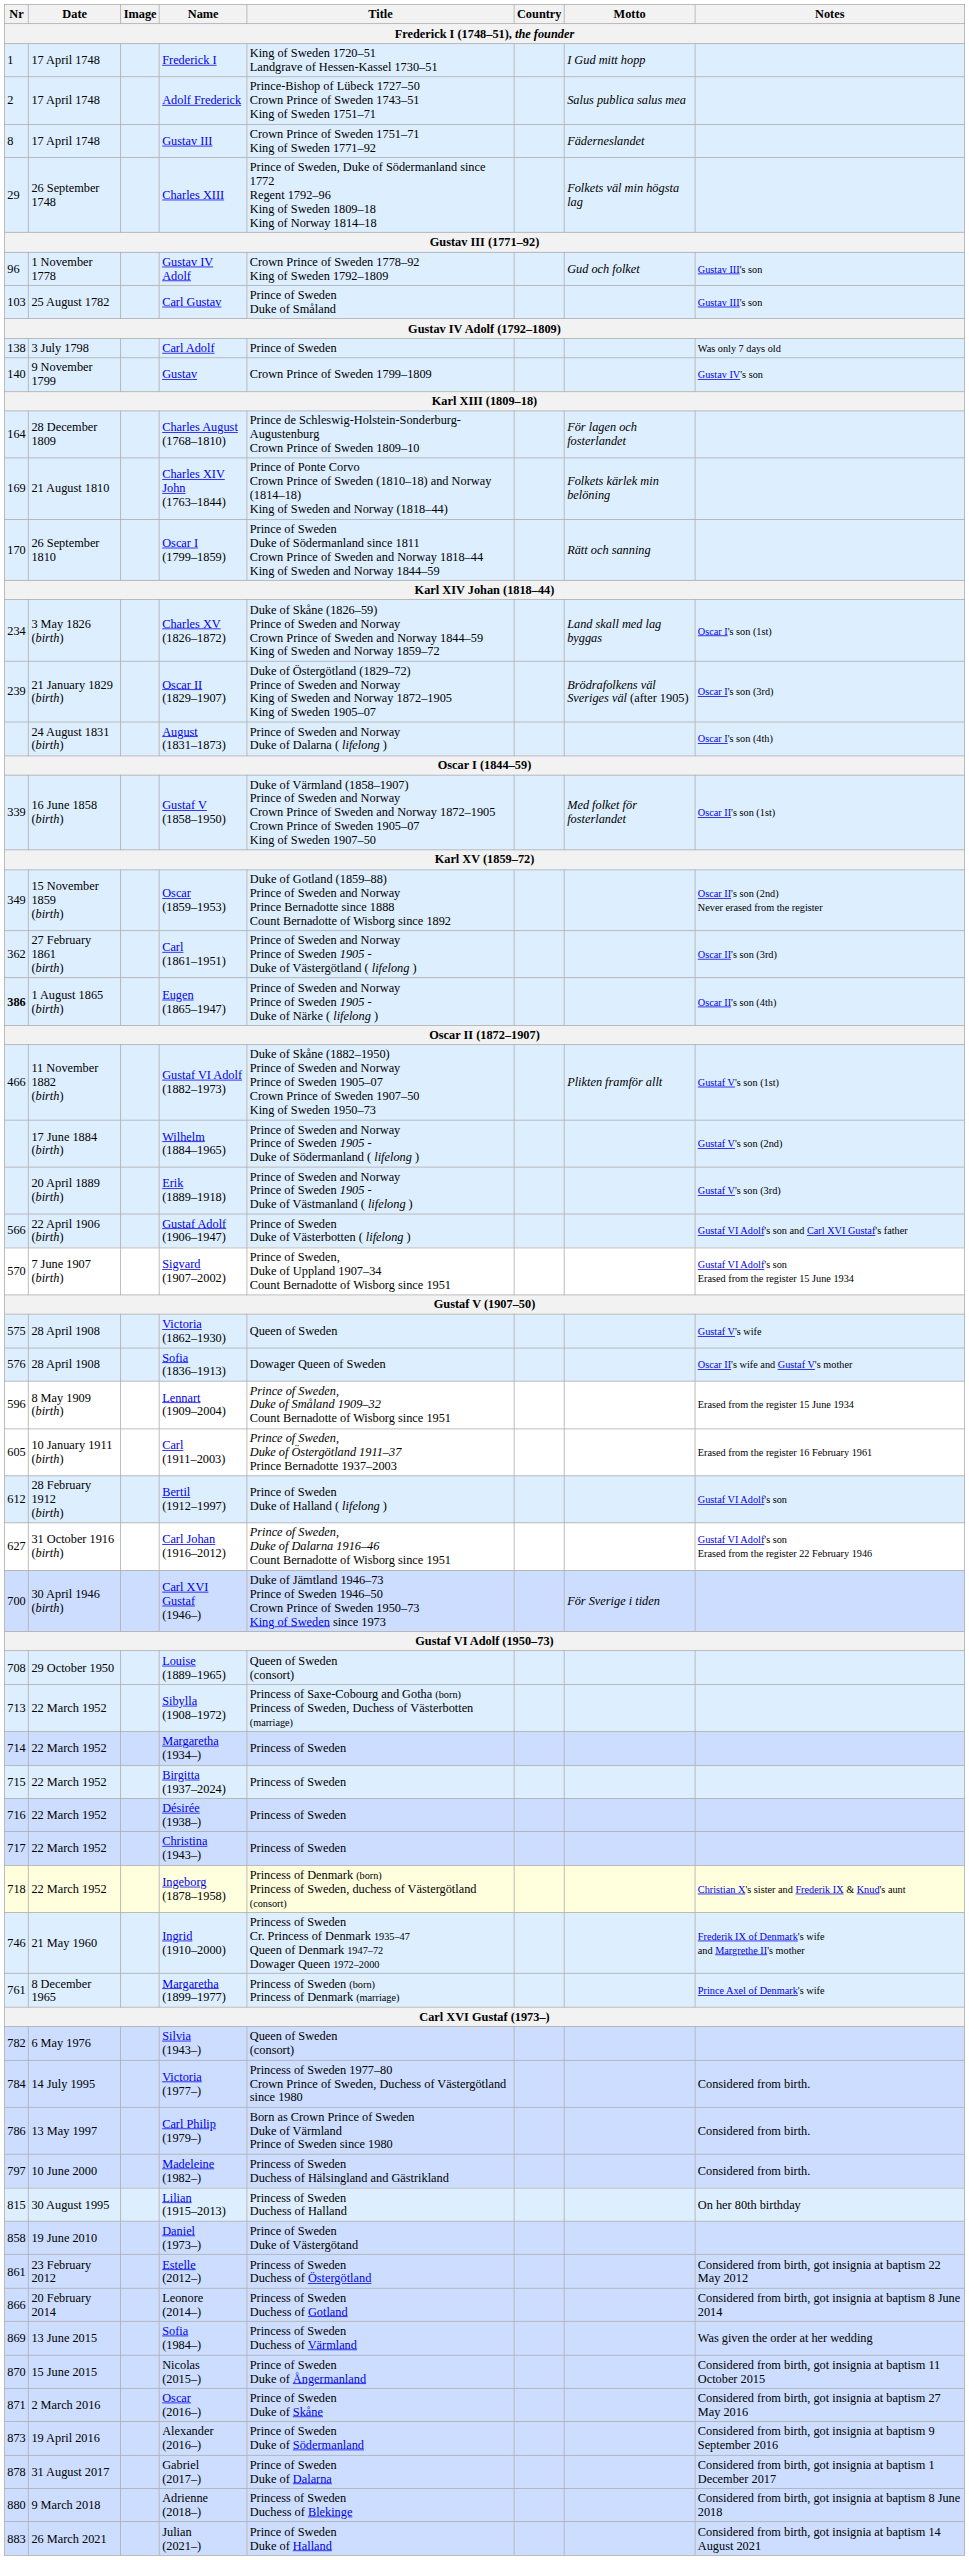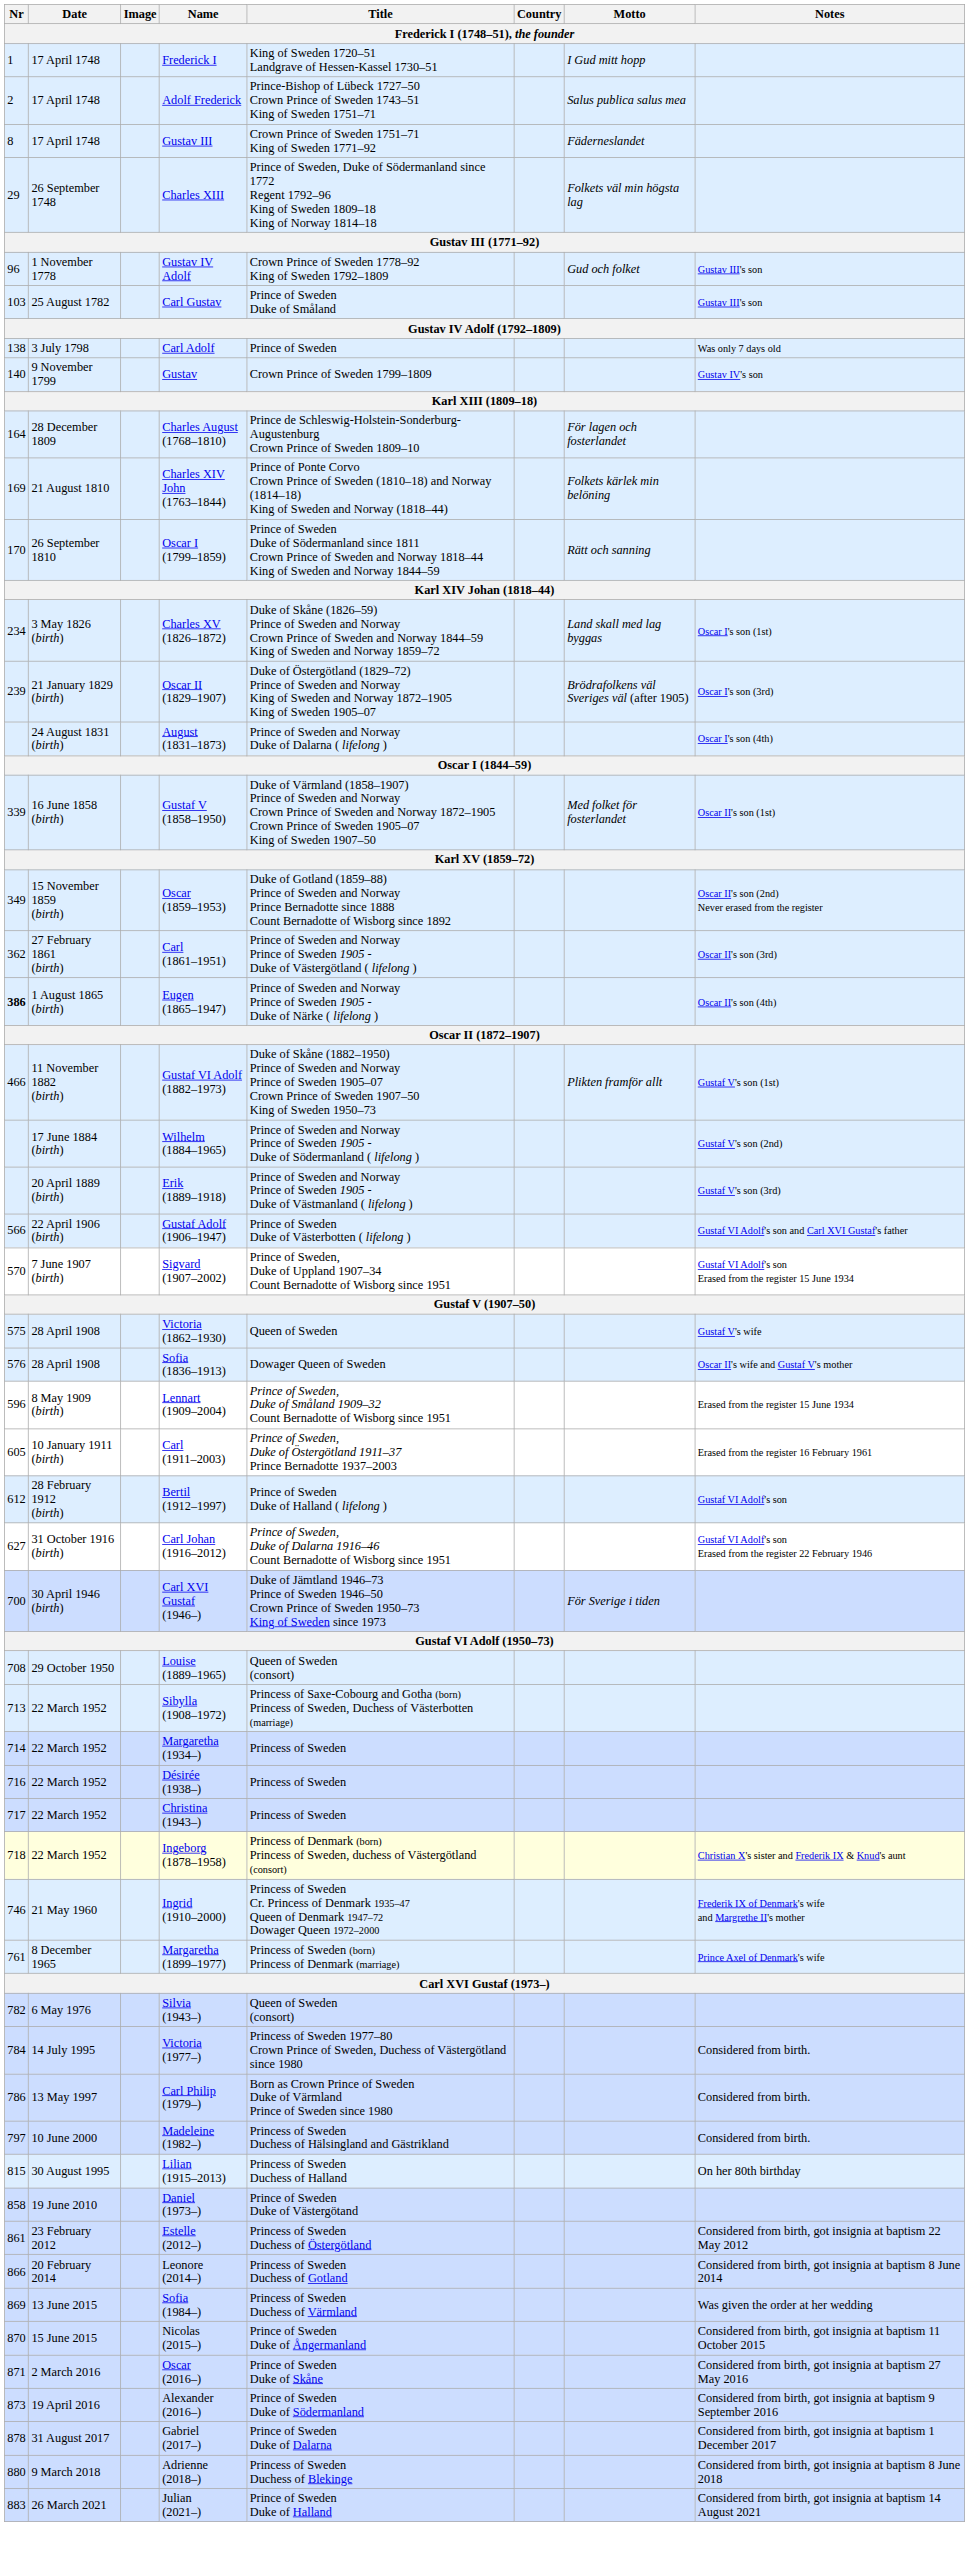- row: (194, 1781)
